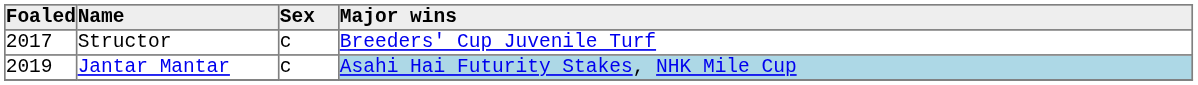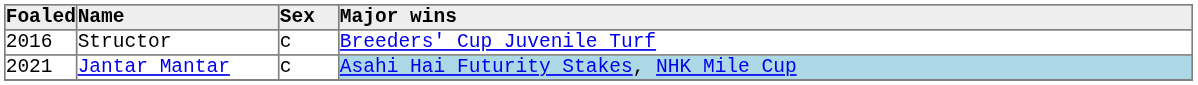(29, 42) 2017 -> (29, 42) 2016
(29, 67) 2019 -> (29, 67) 2021
